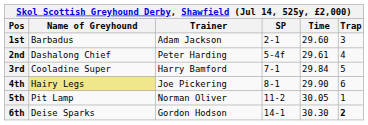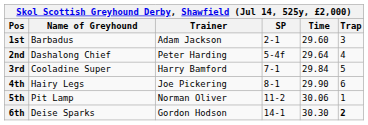(315, 55) 29.61 -> (315, 55) 29.64
(58, 84) khaki background -> (58, 84) no background
(315, 98) 30.05 -> (315, 98) 30.06
